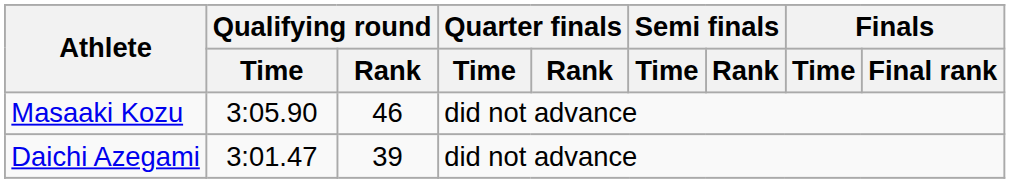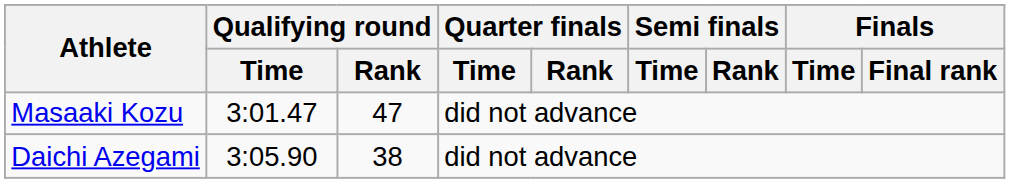(272, 113) 3:05.90 -> (272, 113) 3:01.47
(388, 113) 46 -> (388, 113) 47
(272, 157) 3:01.47 -> (272, 157) 3:05.90
(388, 157) 39 -> (388, 157) 38
